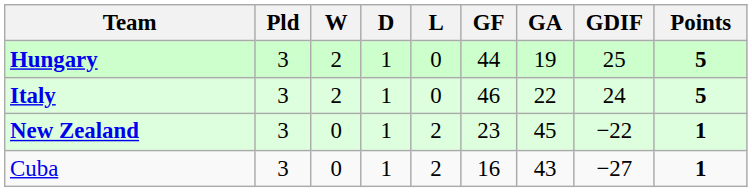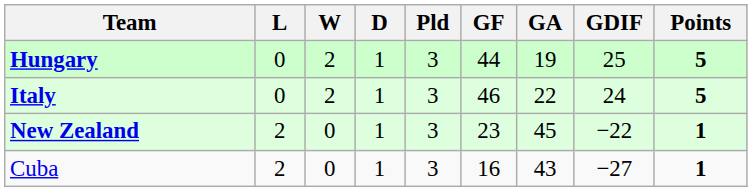columns swapped: (283, 22) <-> (436, 22)
